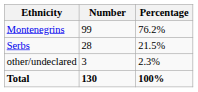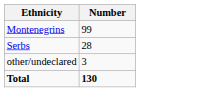- column: (164, 12)
